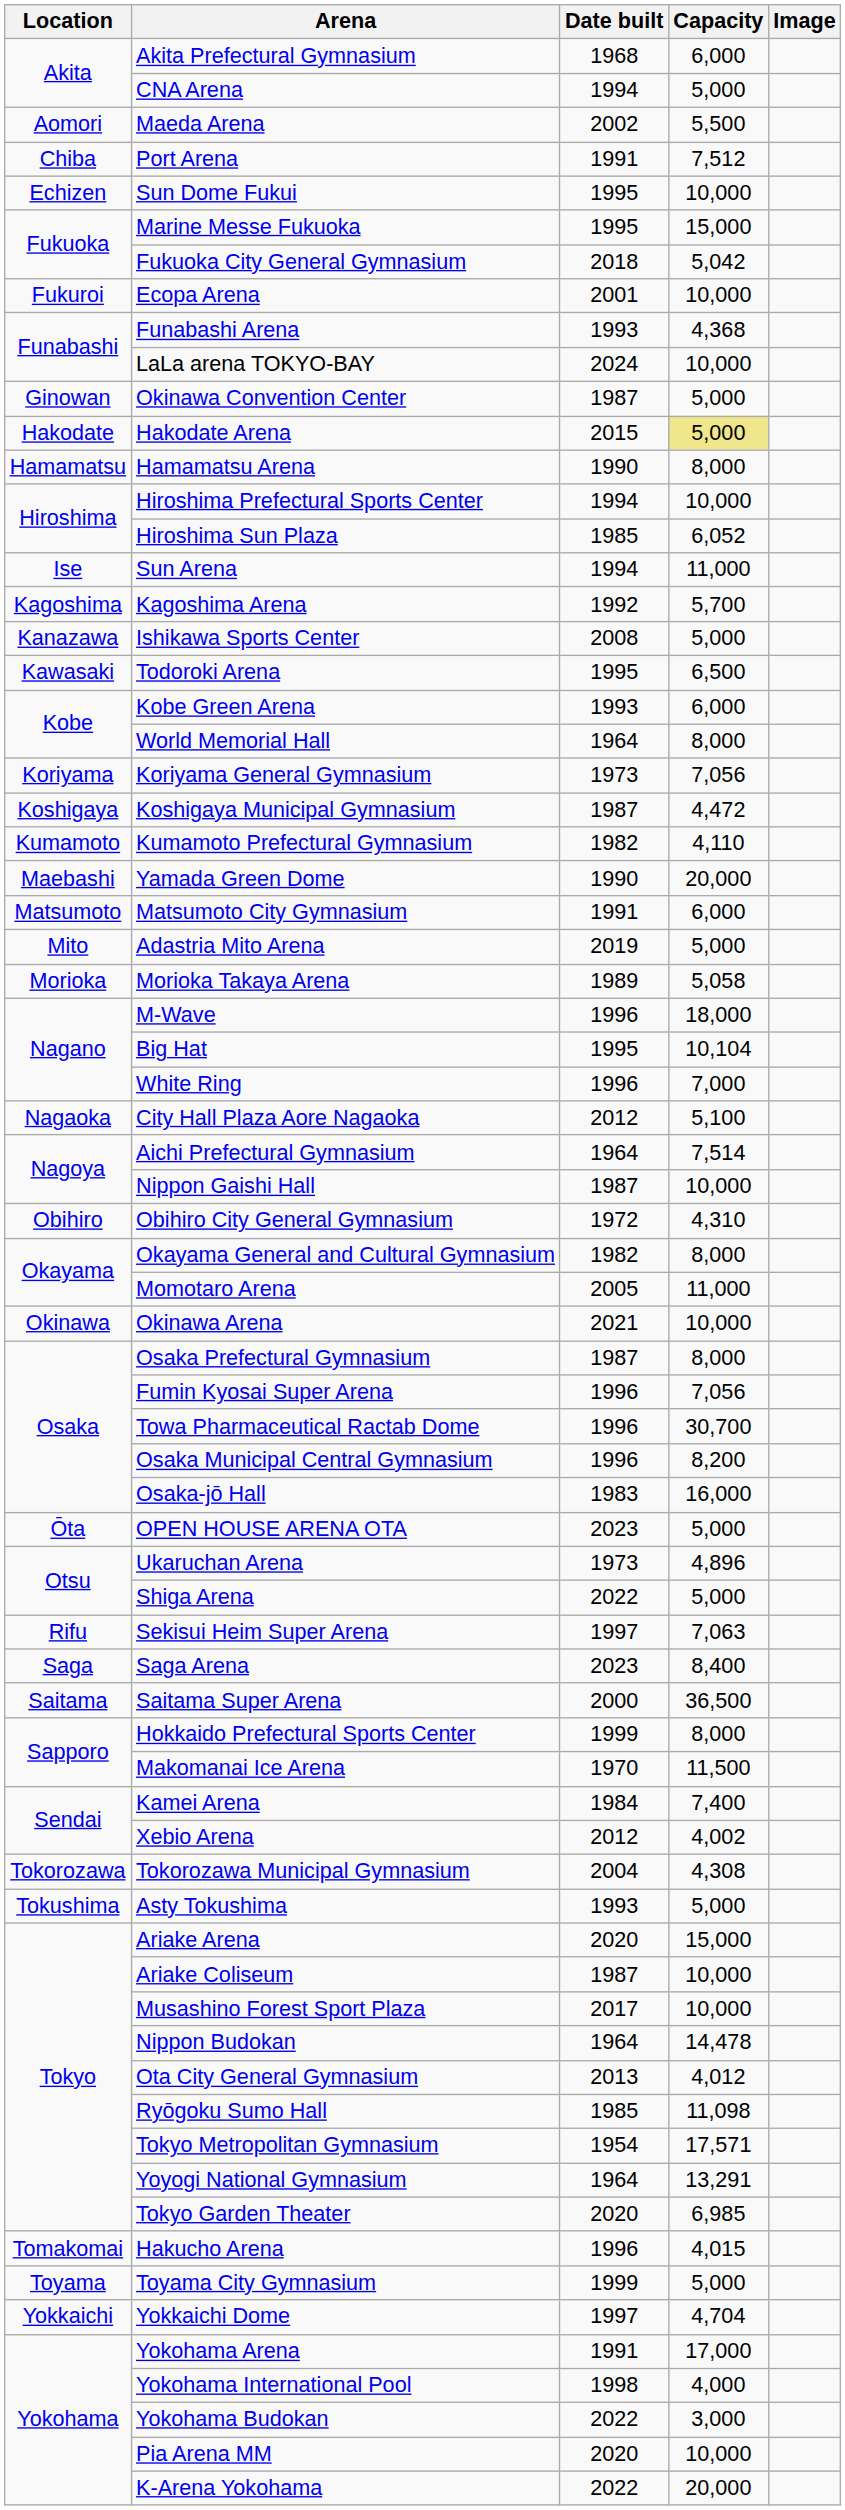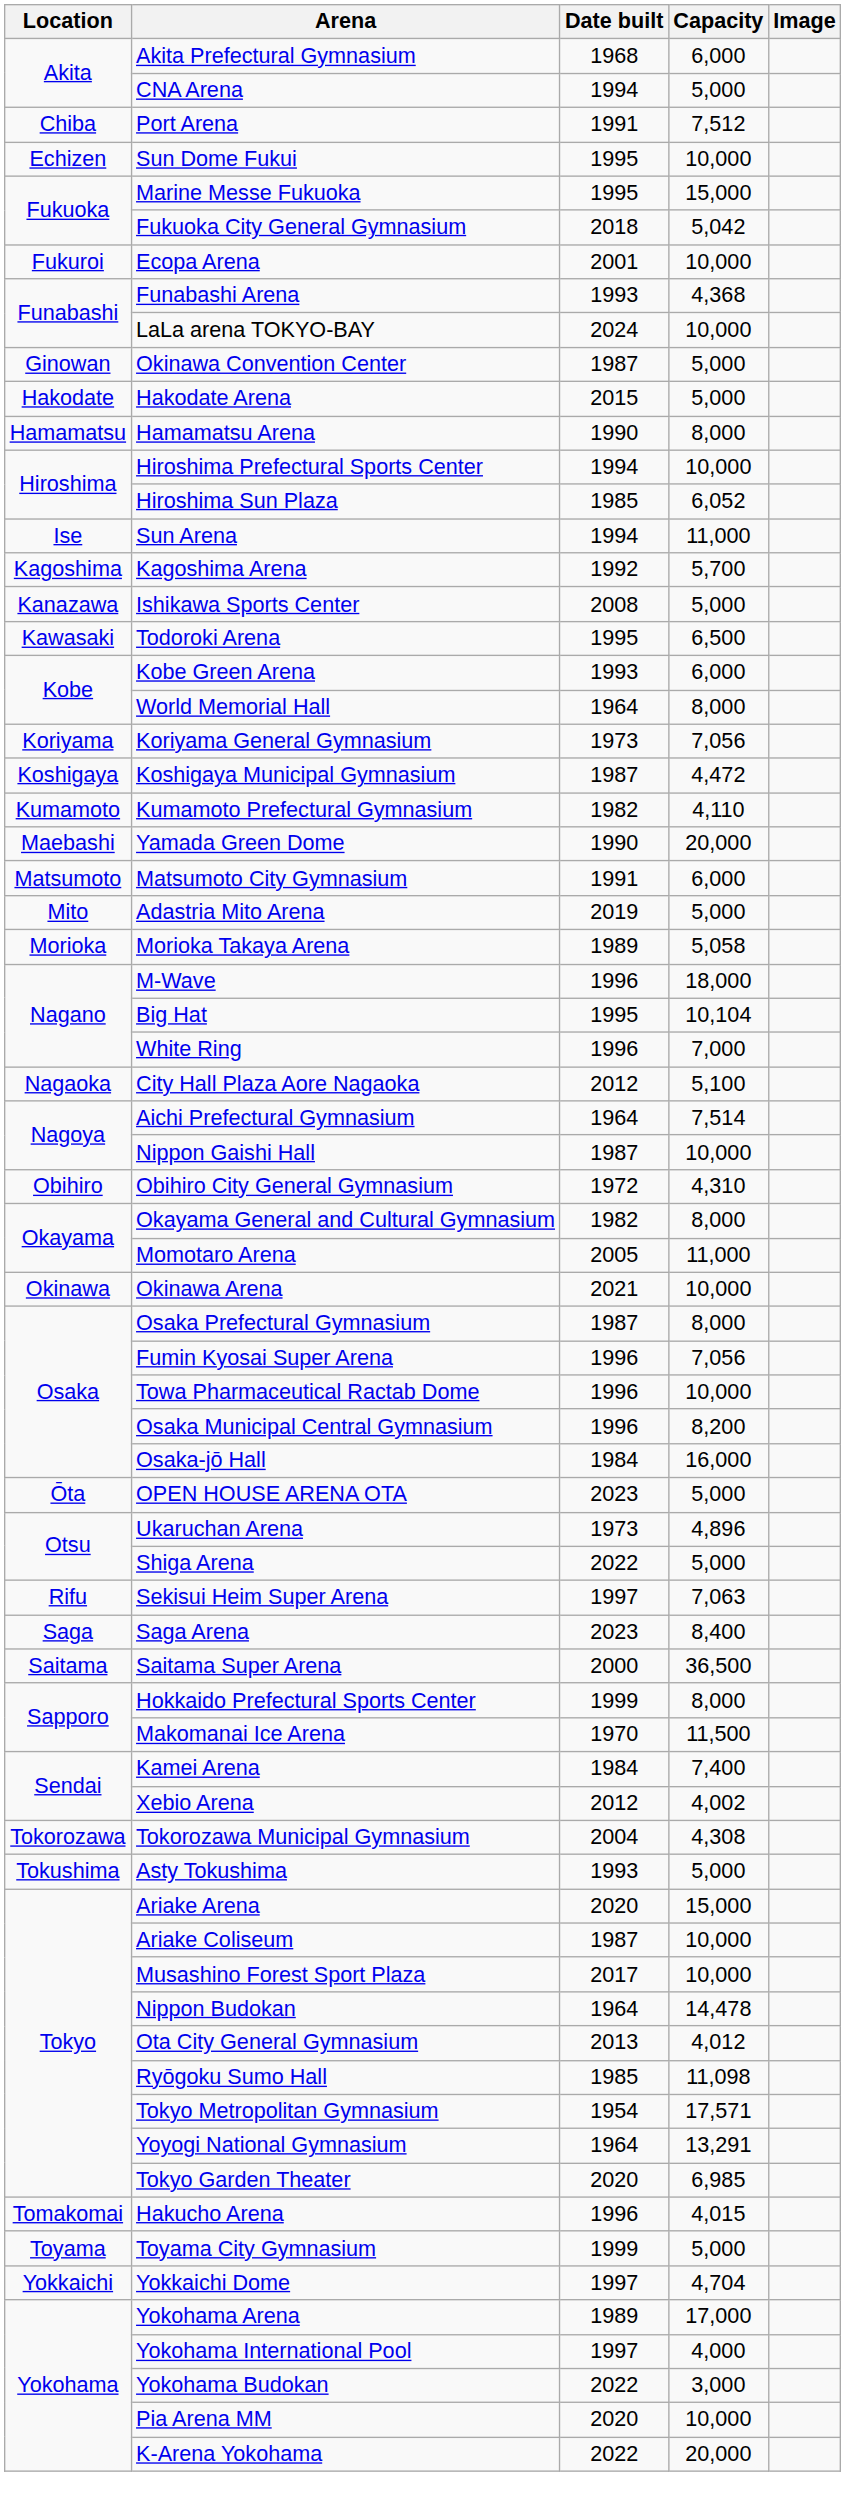- row: (200, 124)
(718, 432) khaki background -> (718, 398) no background
(718, 1426) 30,700 -> (718, 1391) 10,000
(614, 1494) 1983 -> (614, 1460) 1984
(614, 2351) 1991 -> (614, 2316) 1989
(614, 2385) 1998 -> (614, 2351) 1997
